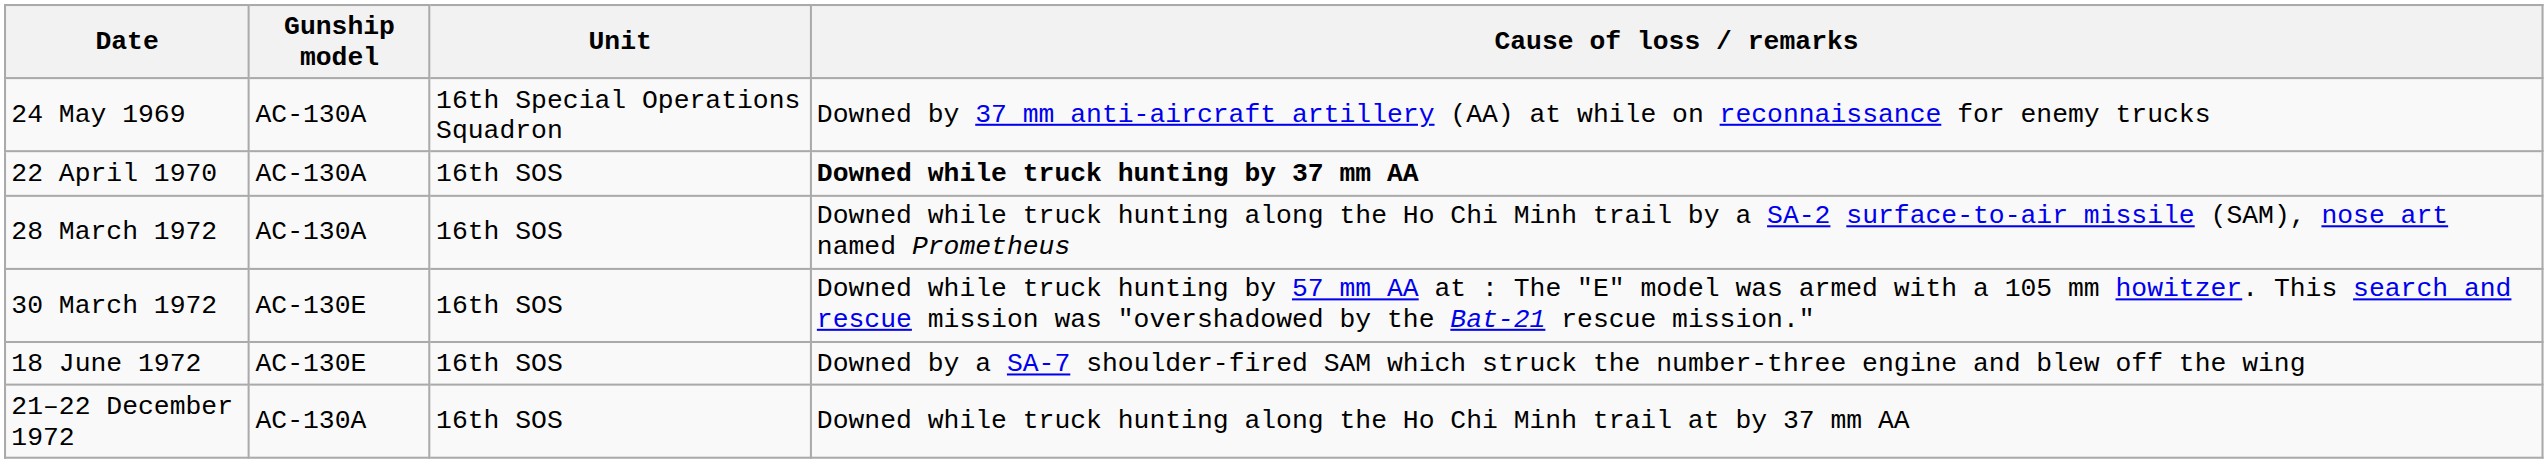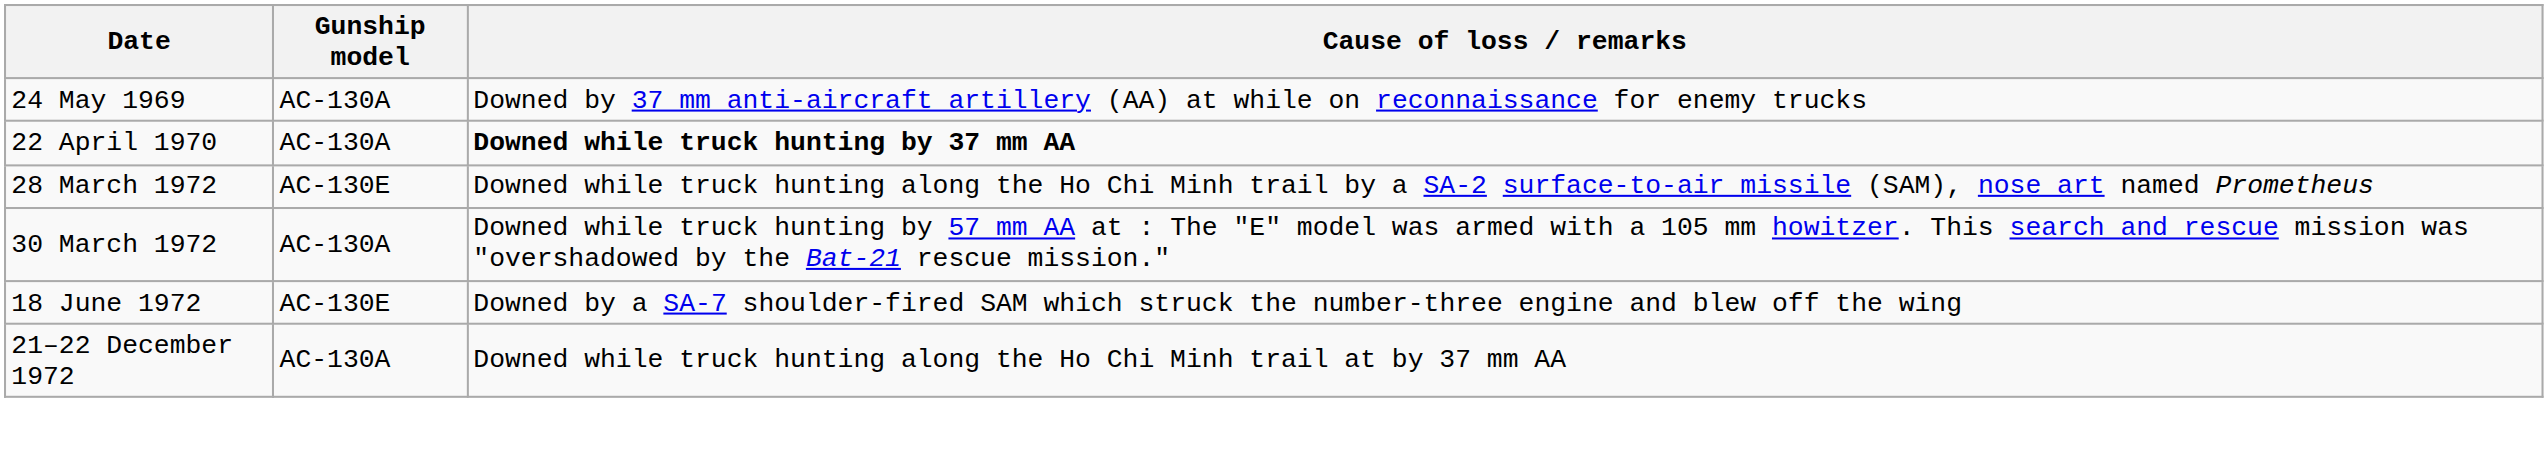- column: (620, 42)
(311, 232) AC-130A -> (335, 186) AC-130E
(311, 305) AC-130E -> (335, 244) AC-130A
